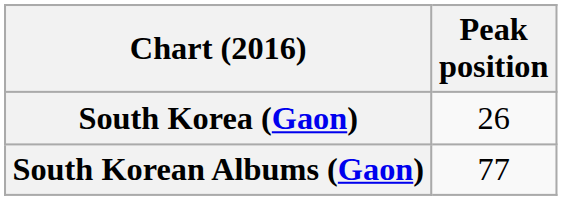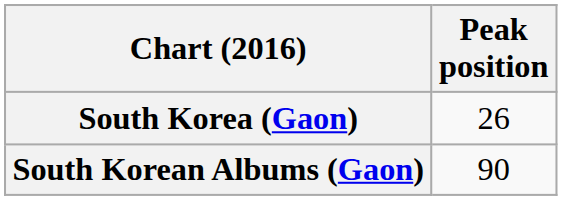(494, 169) 77 -> (494, 169) 90
